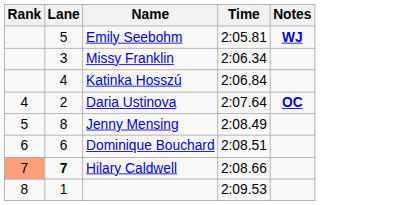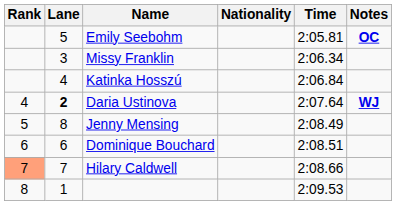+ column: (256, 15)
(292, 37) WJ -> (369, 37) OC
(64, 102) normal -> (64, 102) bold
(292, 102) OC -> (369, 102) WJ
(64, 168) bold -> (64, 168) normal
